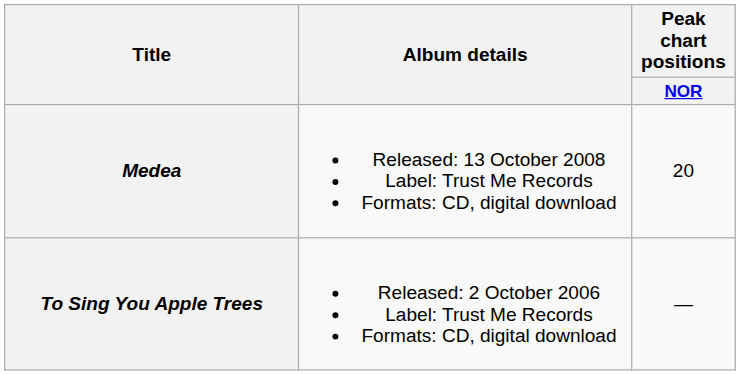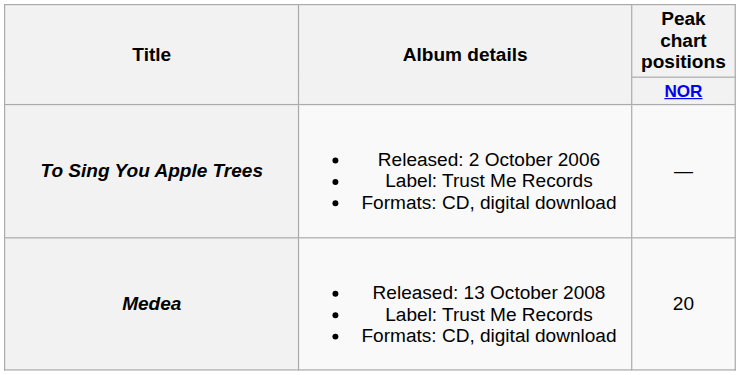rows swapped: (152, 303) <-> (152, 170)
